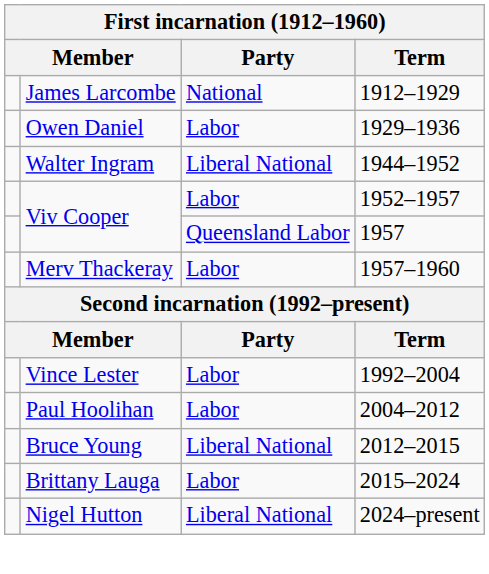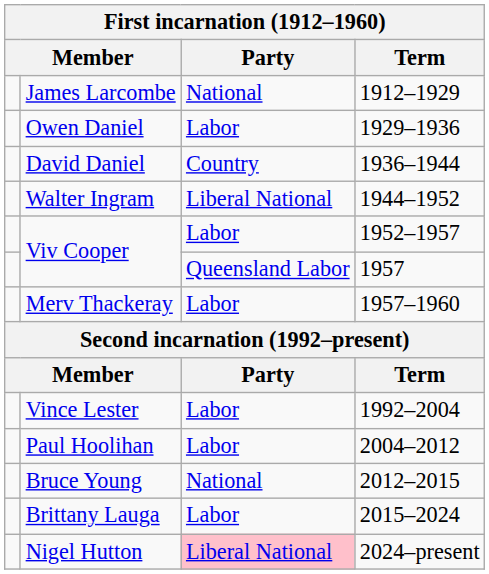+ row: (85, 163)
(259, 445) Liberal National -> (224, 480) National
(259, 515) no background -> (259, 551) pink background
